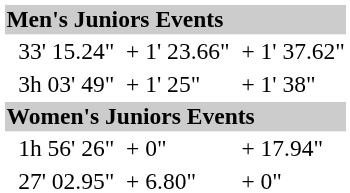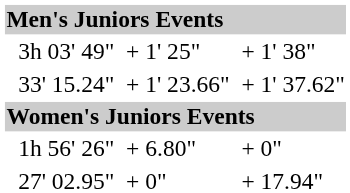rows swapped: (66, 84) <-> (66, 51)
(146, 148) + 0" -> (161, 148) + 6.80"
(282, 148) + 17.94" -> (262, 148) + 0"
(161, 181) + 6.80" -> (146, 181) + 0"
(262, 181) + 0" -> (282, 181) + 17.94"
